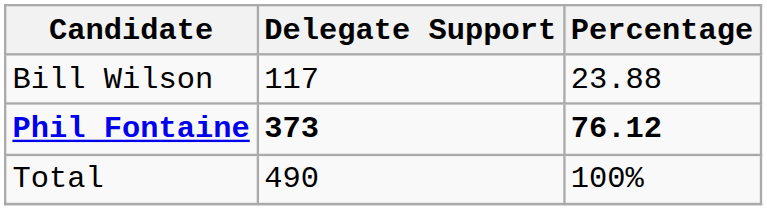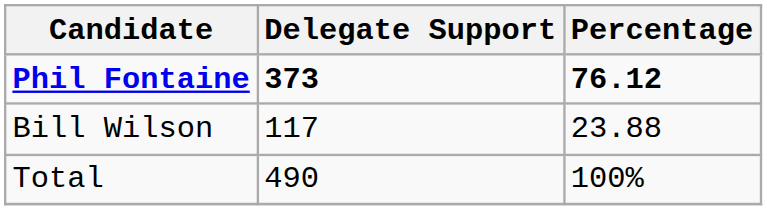rows swapped: (131, 129) <-> (113, 80)
